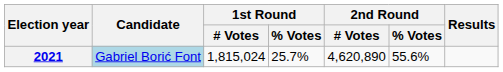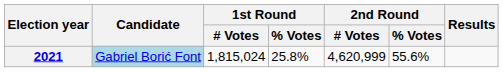(290, 56) 25.7% -> (290, 56) 25.8%
(357, 56) 4,620,890 -> (357, 56) 4,620,999
